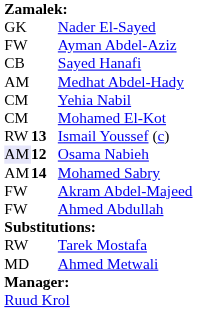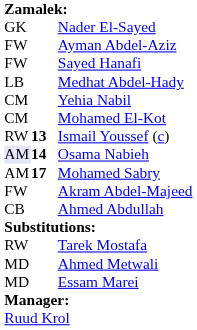(15, 63) CB -> (16, 63) FW
(17, 81) AM -> (14, 81) LB
(39, 154) 12 -> (39, 154) 14
(39, 172) 14 -> (39, 172) 17
(16, 209) FW -> (15, 209) CB
+ row: (98, 281)
